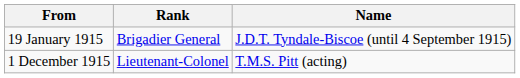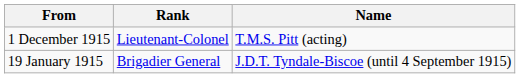rows swapped: (55, 38) <-> (59, 61)
